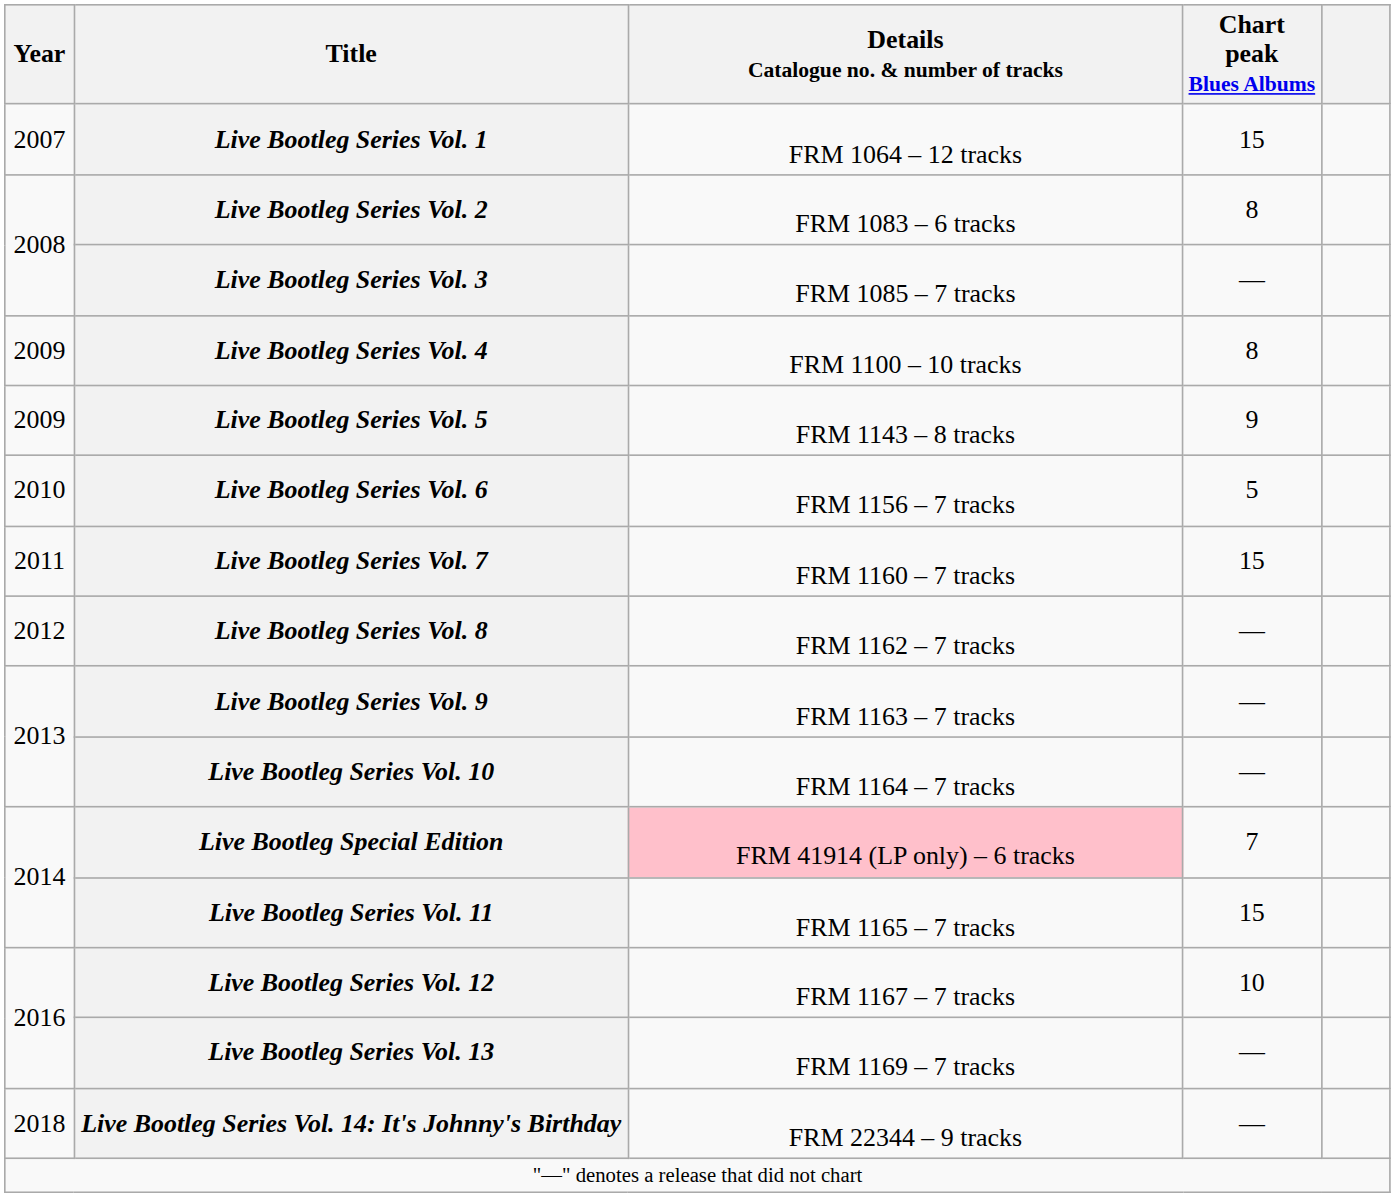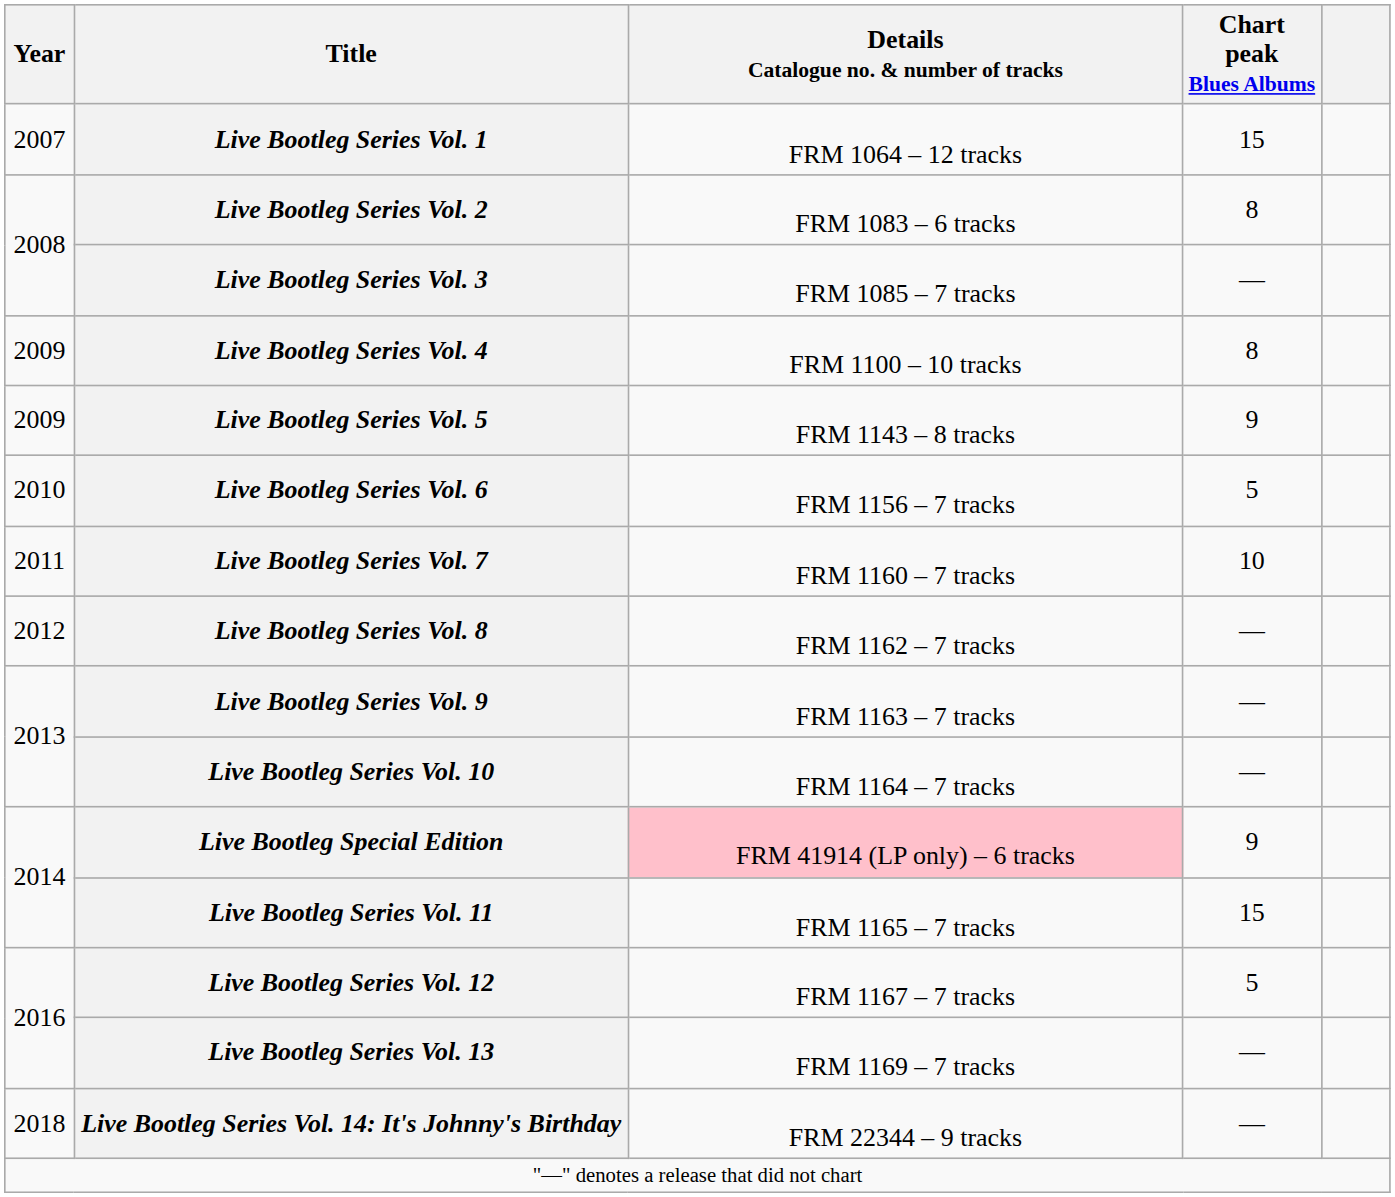(1252, 560) 15 -> (1252, 560) 10
(1252, 841) 7 -> (1252, 841) 9
(1252, 982) 10 -> (1252, 982) 5
